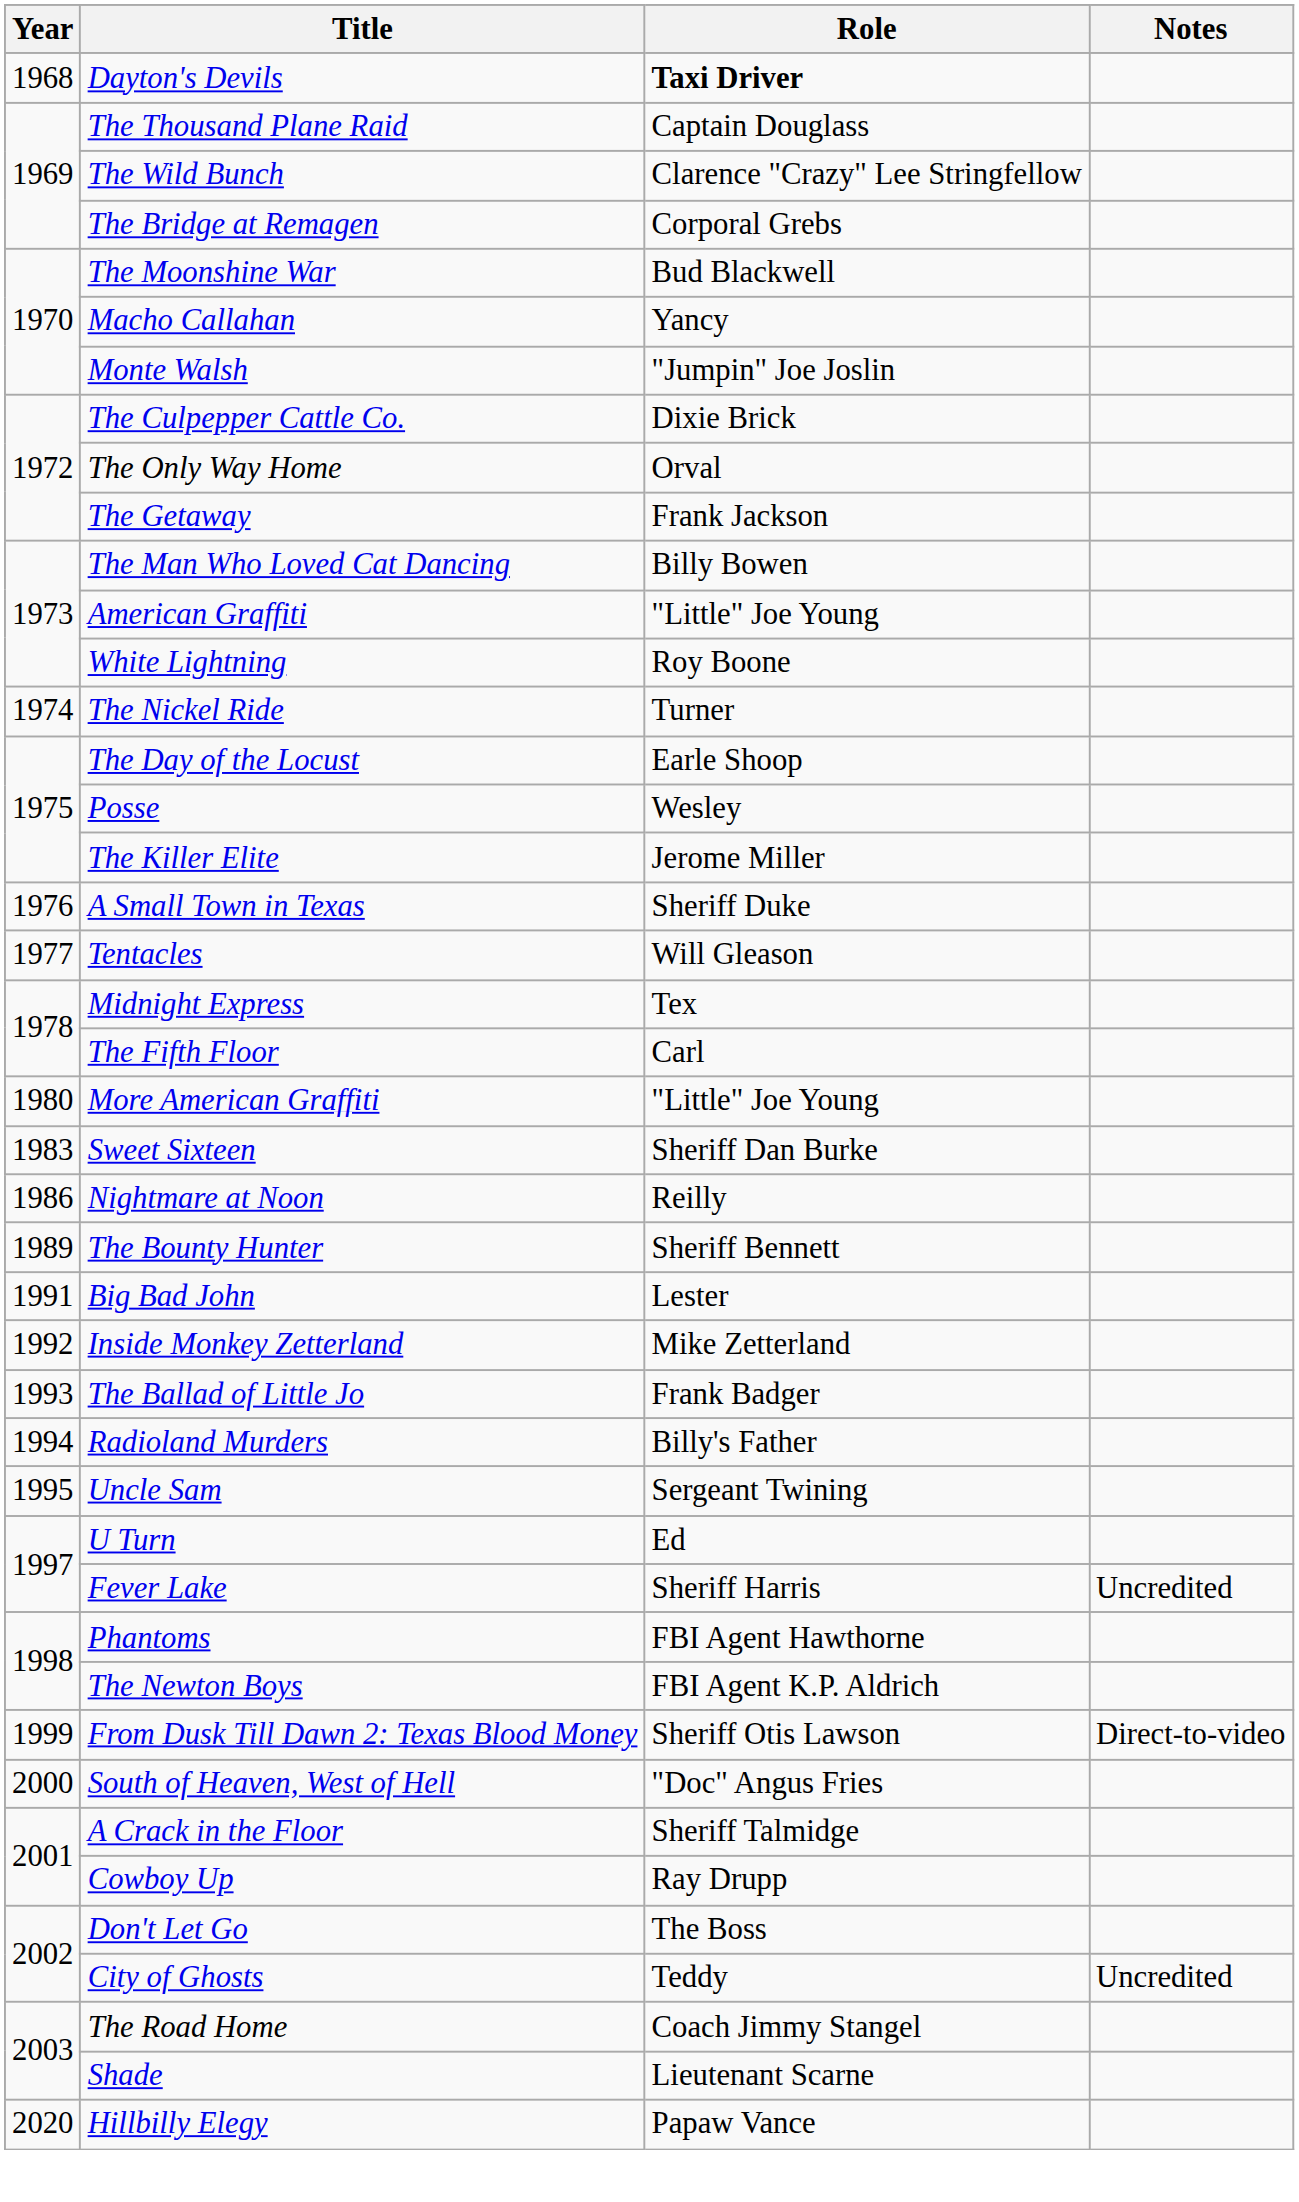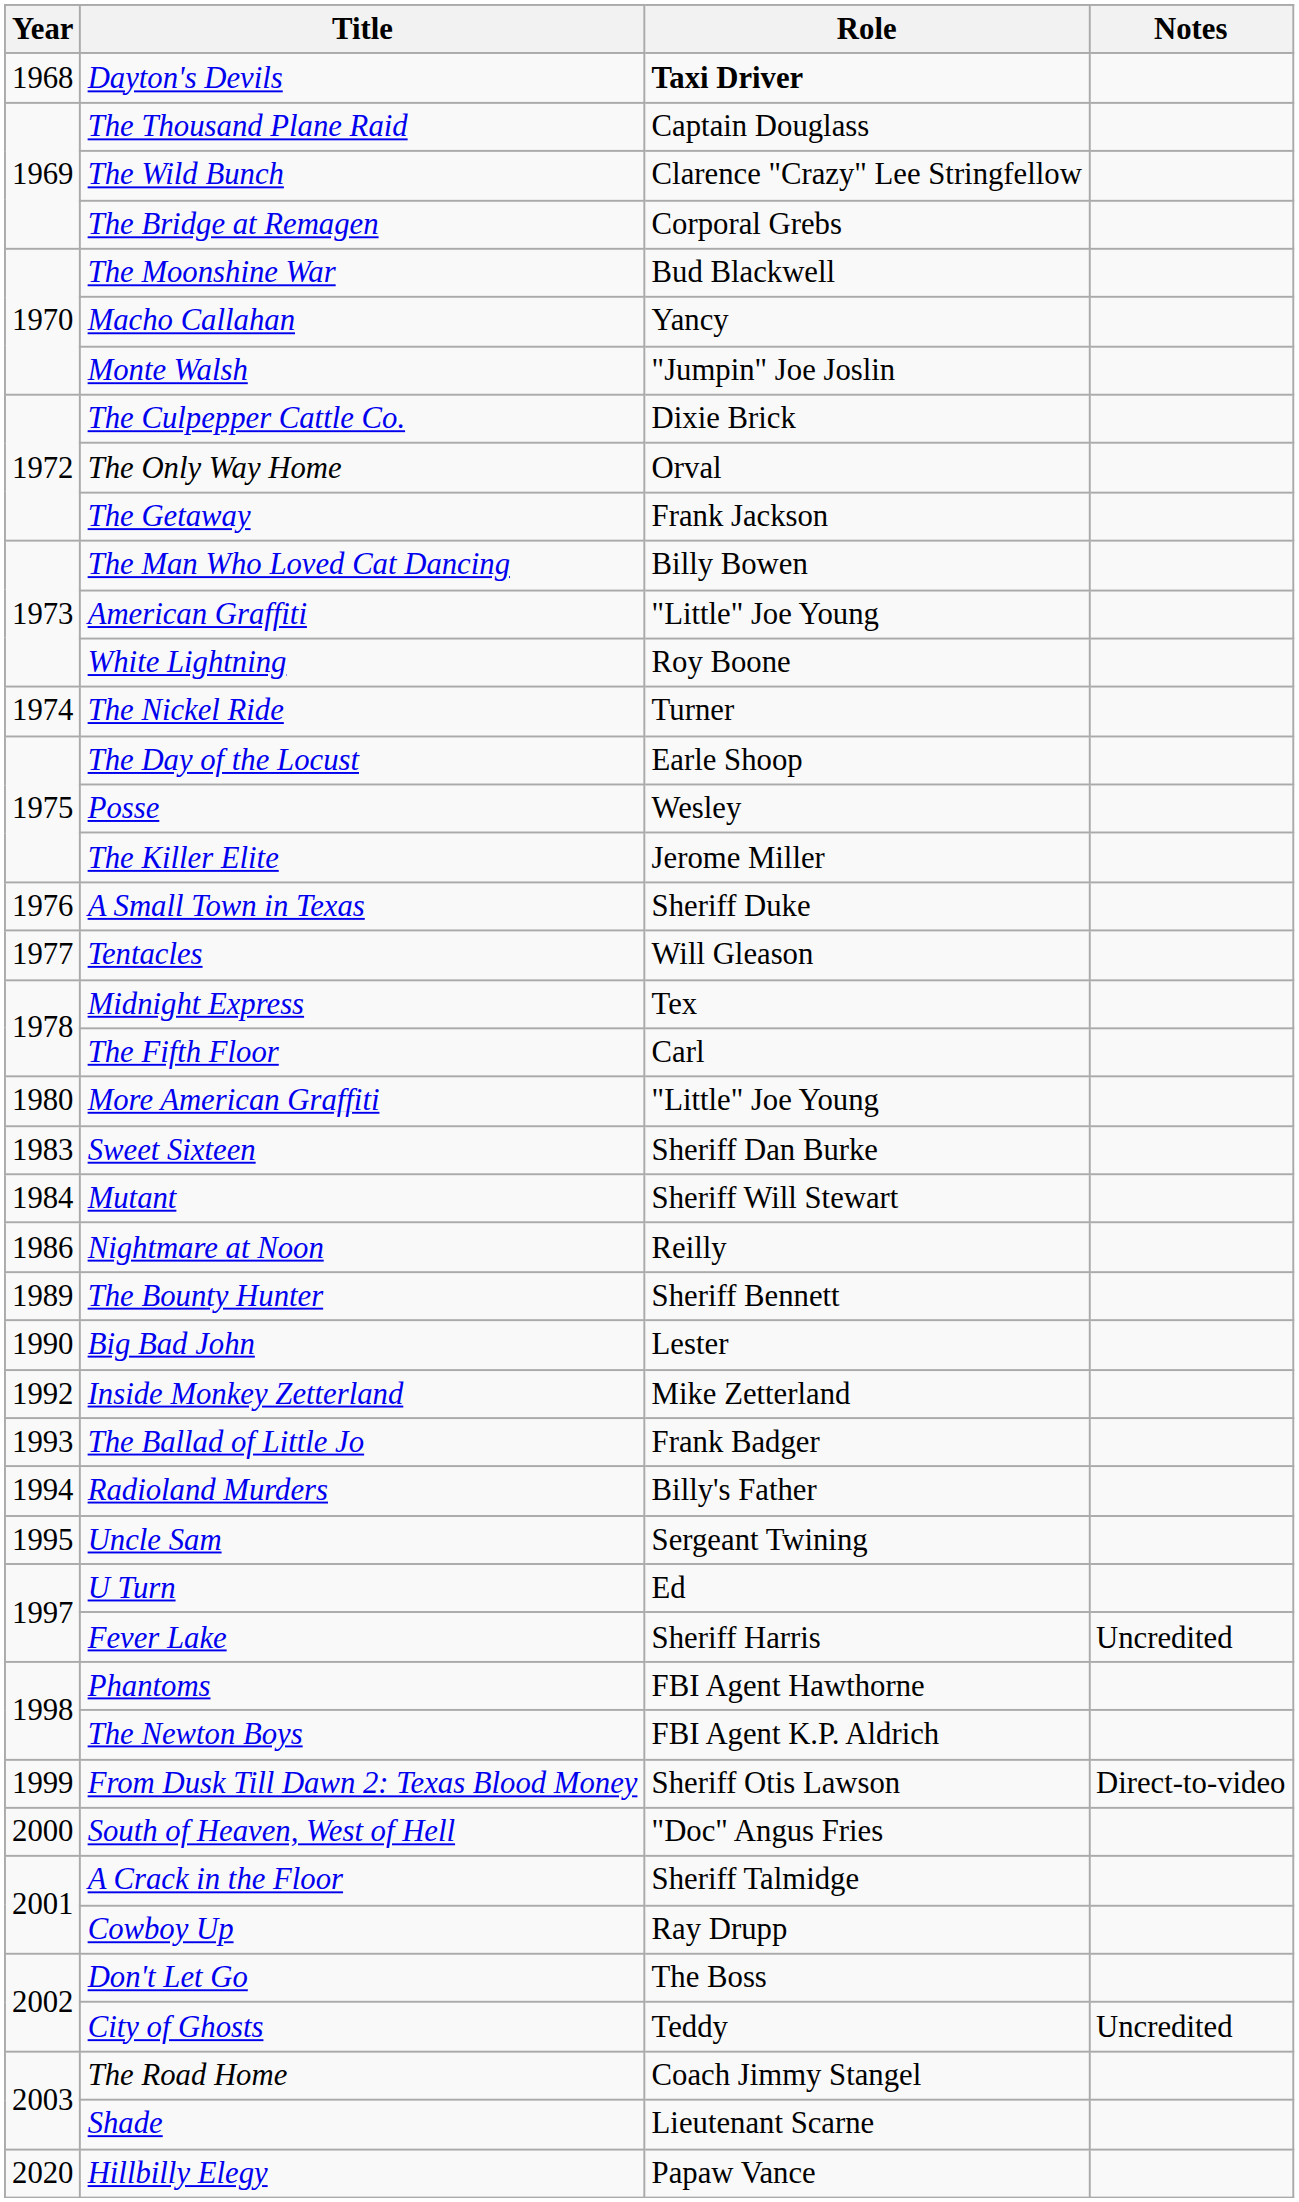+ row: (132, 1198)
(43, 1295) 1991 -> (43, 1344) 1990
